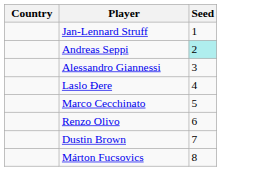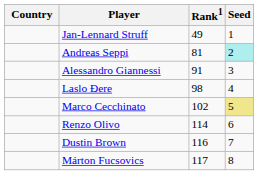+ column: (207, 15)
(194, 103) no background -> (231, 106) khaki background
